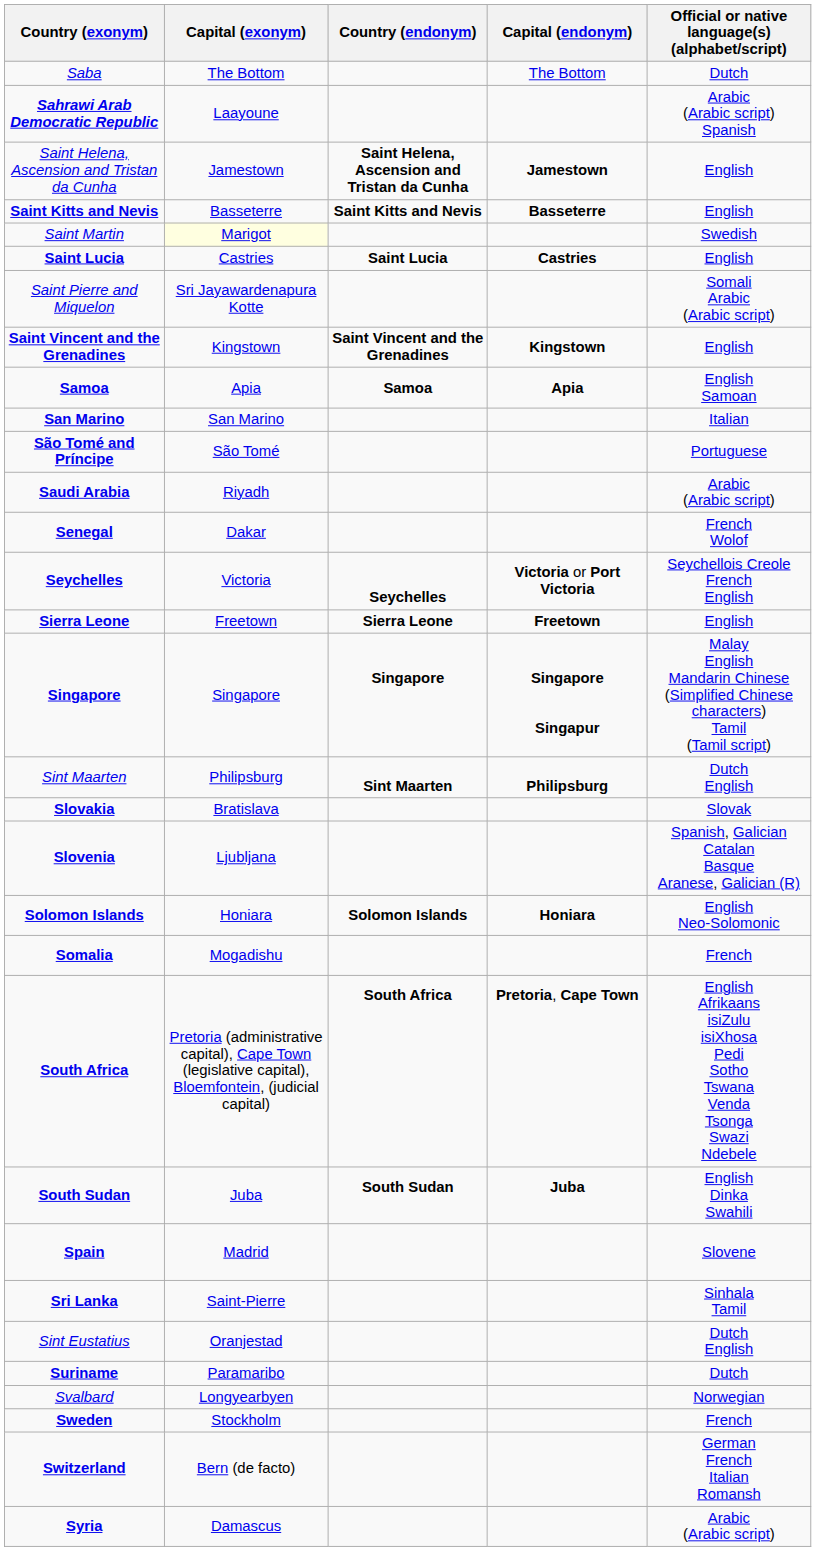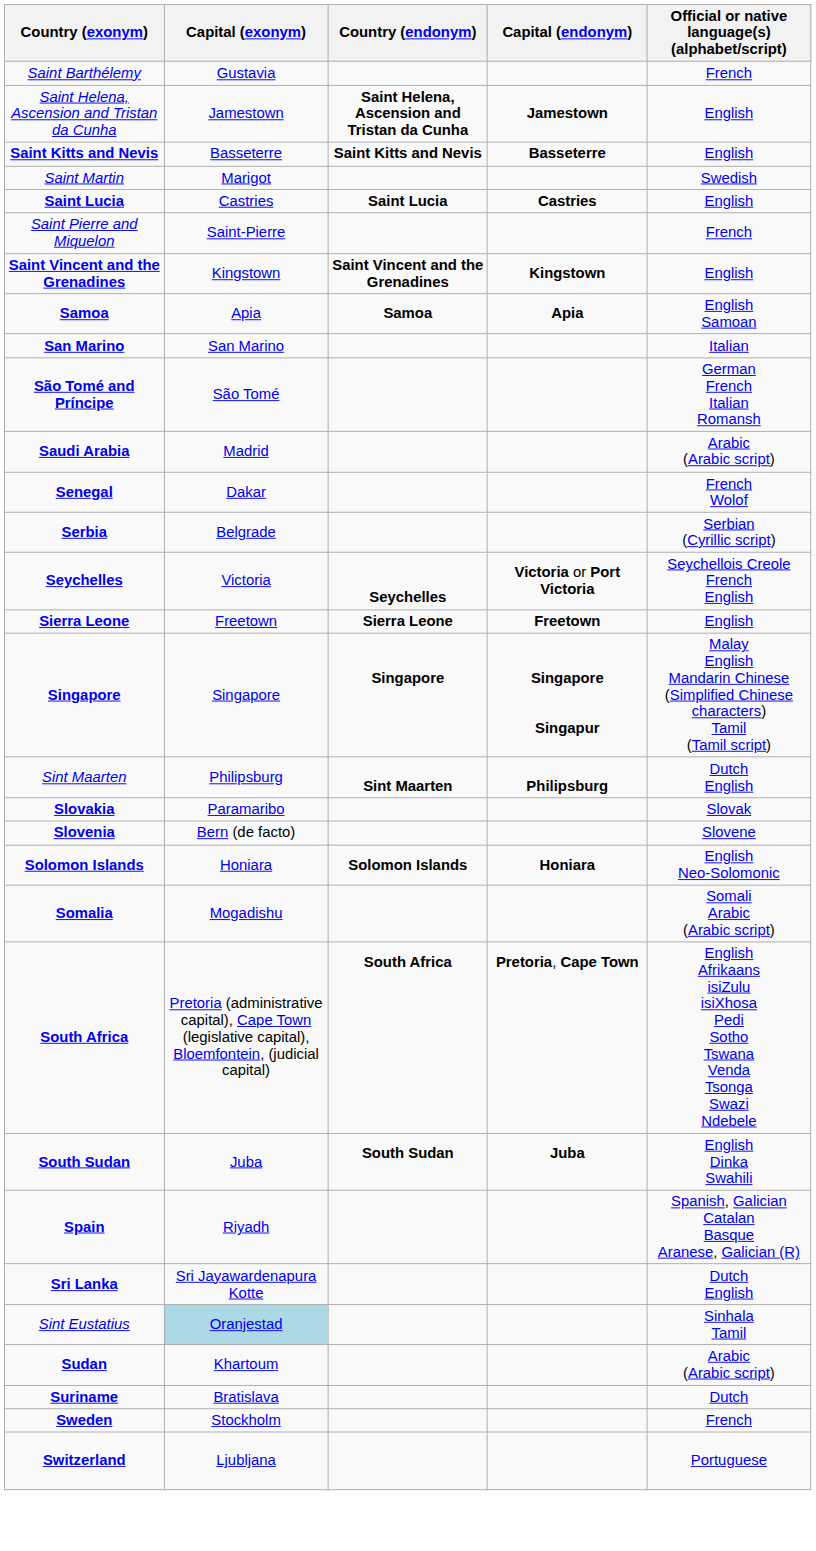- row: (84, 73)
- row: (84, 113)
+ row: (84, 73)
(246, 234) lightyellow background -> (246, 177) no background
(246, 298) Sri Jayawardenapura Kotte -> (246, 233) Saint-Pierre
(729, 298) Somali Arabic (Arabic script) -> (729, 233) French
(729, 451) Portuguese -> (729, 394) German French Italian Romansh
(246, 491) Riyadh -> (246, 451) Madrid
+ row: (84, 532)
(246, 809) Bratislava -> (246, 809) Paramaribo
(246, 858) Ljubljana -> (246, 832) Bern (de facto)
(729, 858) Spanish, Galician Catalan Basque Aranese, Galician (R) -> (729, 832) Slovene
(729, 955) French -> (729, 913) Somali Arabic (Arabic script)
(246, 1252) Madrid -> (246, 1227) Riyadh
(729, 1252) Slovene -> (729, 1227) Spanish, Galician Catalan Basque Aranese, Galician (R)
(246, 1300) Saint-Pierre -> (246, 1284) Sri Jayawardenapura Kotte
(729, 1300) Sinhala Tamil -> (729, 1284) Dutch English
(246, 1341) no background -> (246, 1324) lightblue background
(729, 1341) Dutch English -> (729, 1324) Sinhala Tamil
+ row: (84, 1364)
(246, 1373) Paramaribo -> (246, 1396) Bratislava
- row: (84, 1396)
(246, 1469) Bern (de facto) -> (246, 1460) Ljubljana
(729, 1469) German French Italian Romansh -> (729, 1460) Portuguese
- row: (84, 1526)
